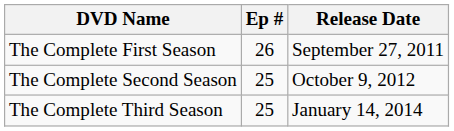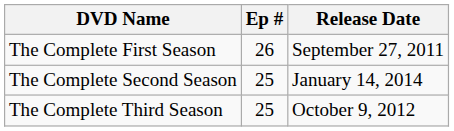(354, 79) October 9, 2012 -> (357, 79) January 14, 2014
(357, 110) January 14, 2014 -> (354, 110) October 9, 2012
